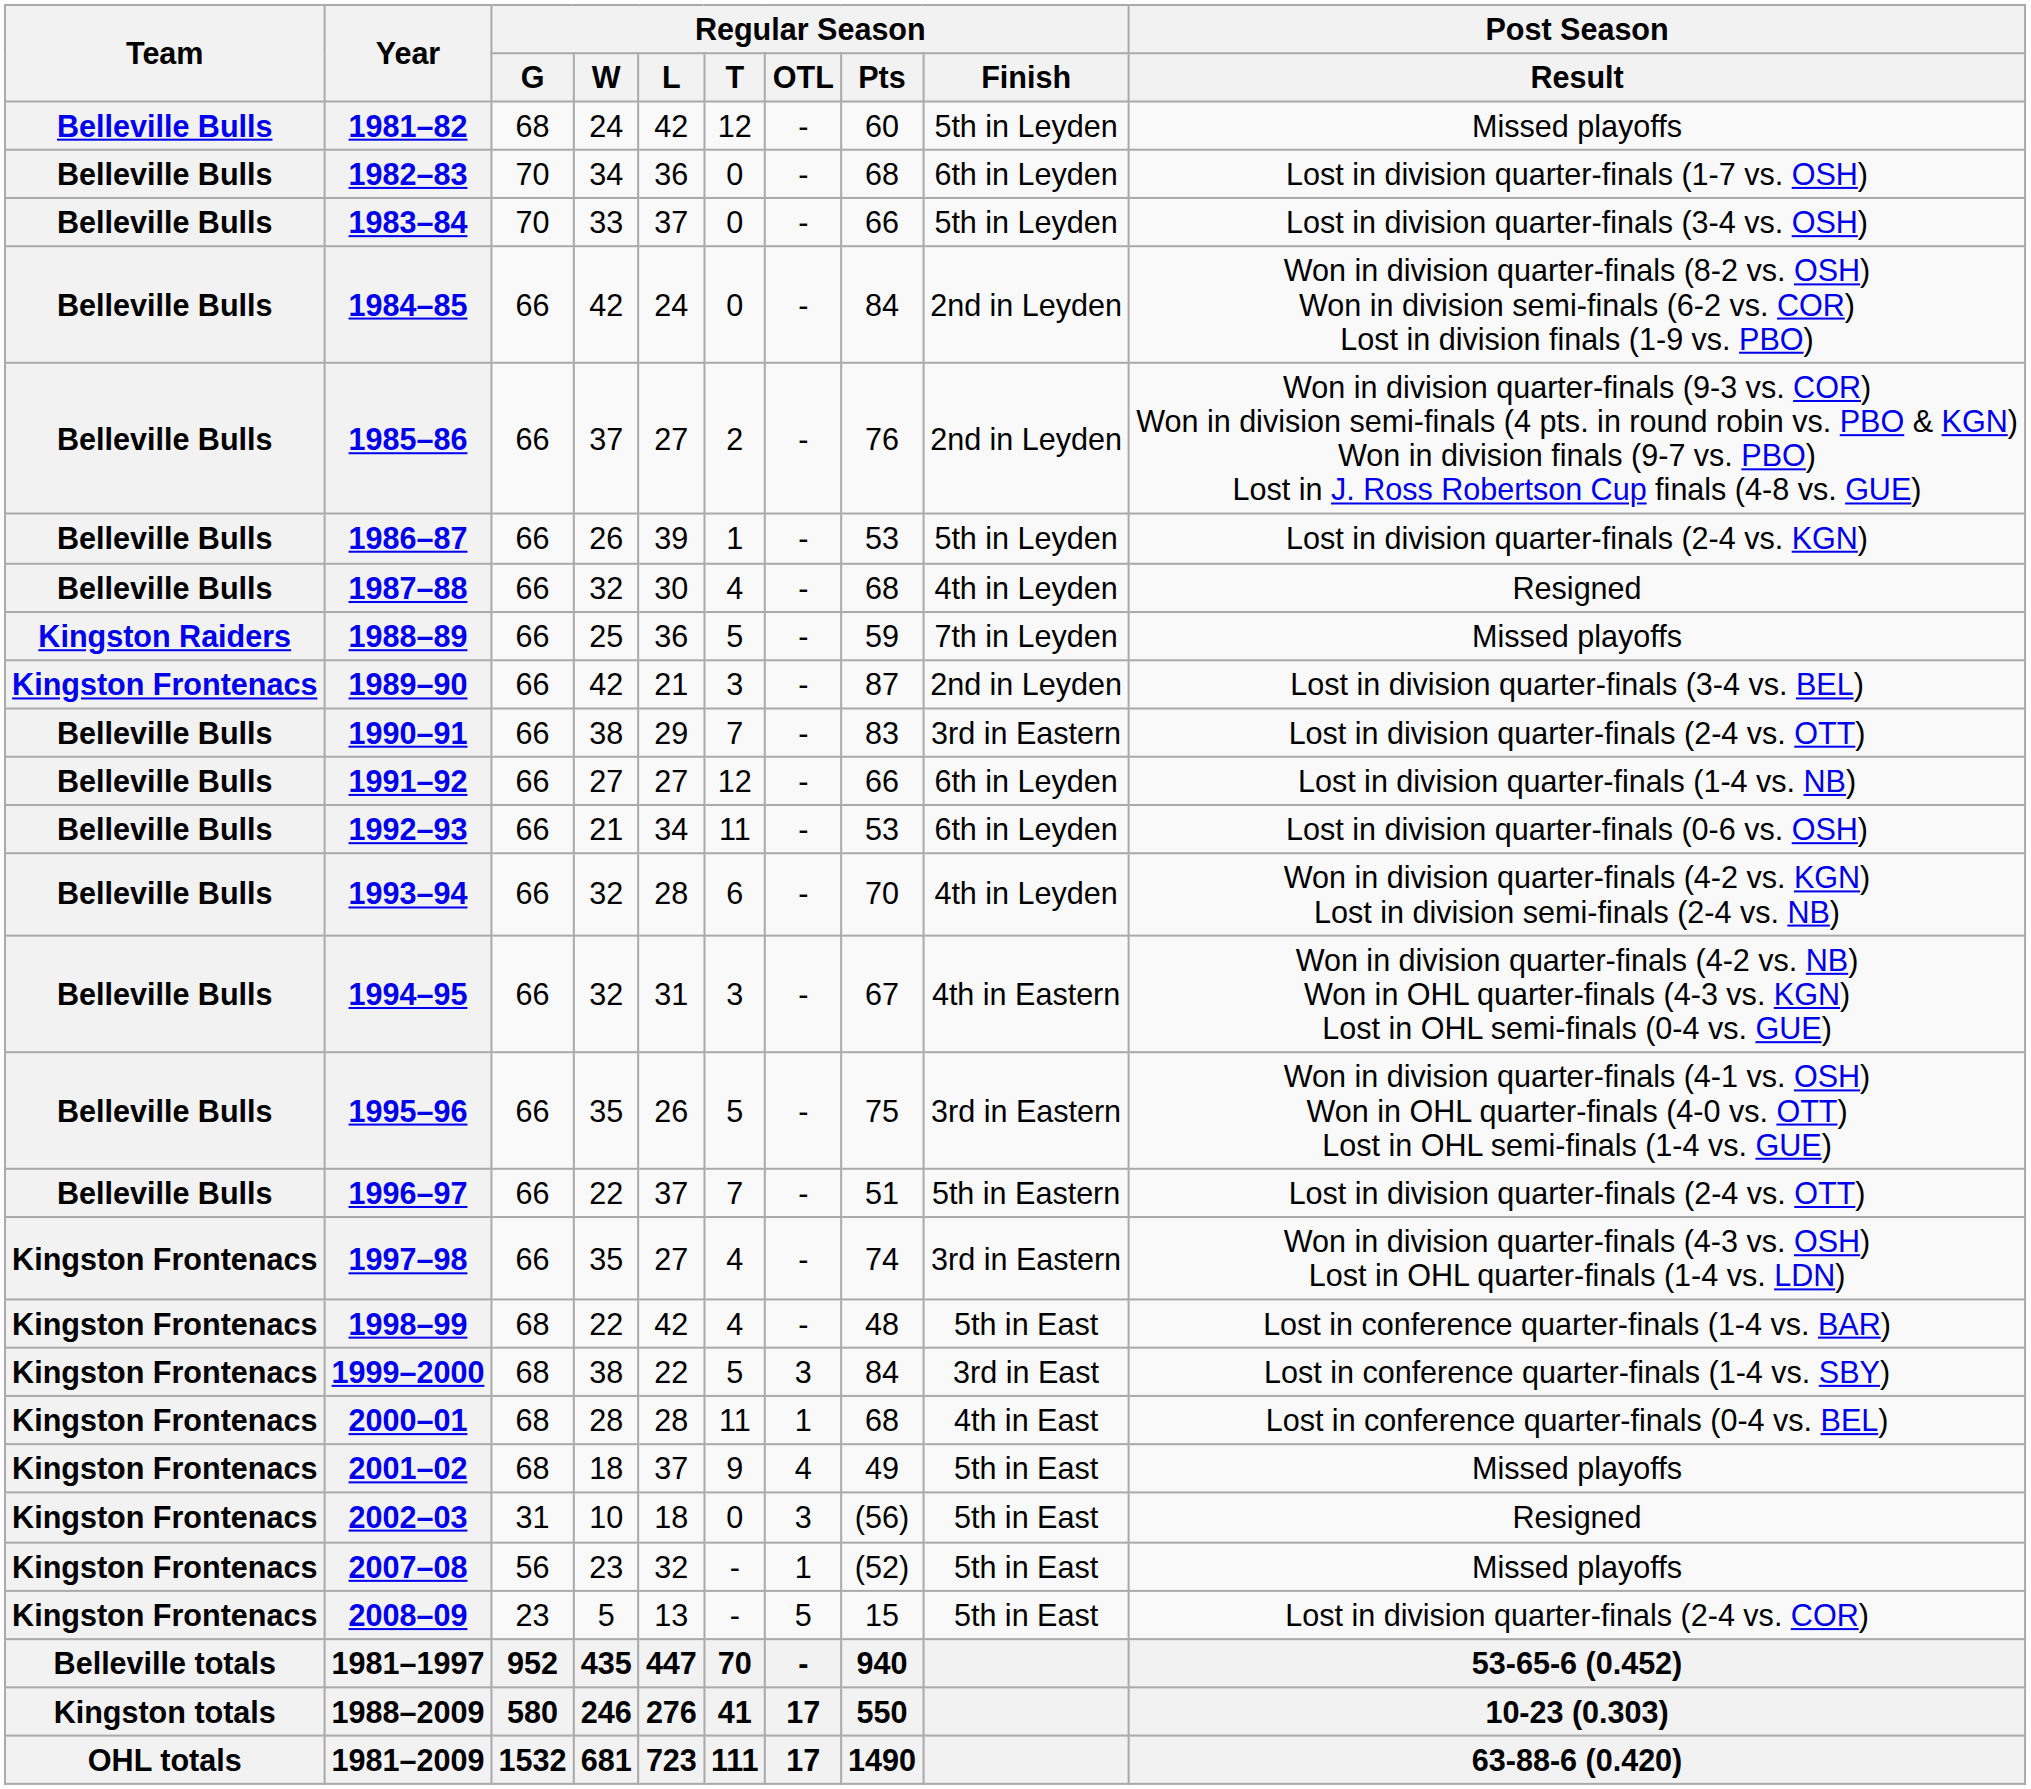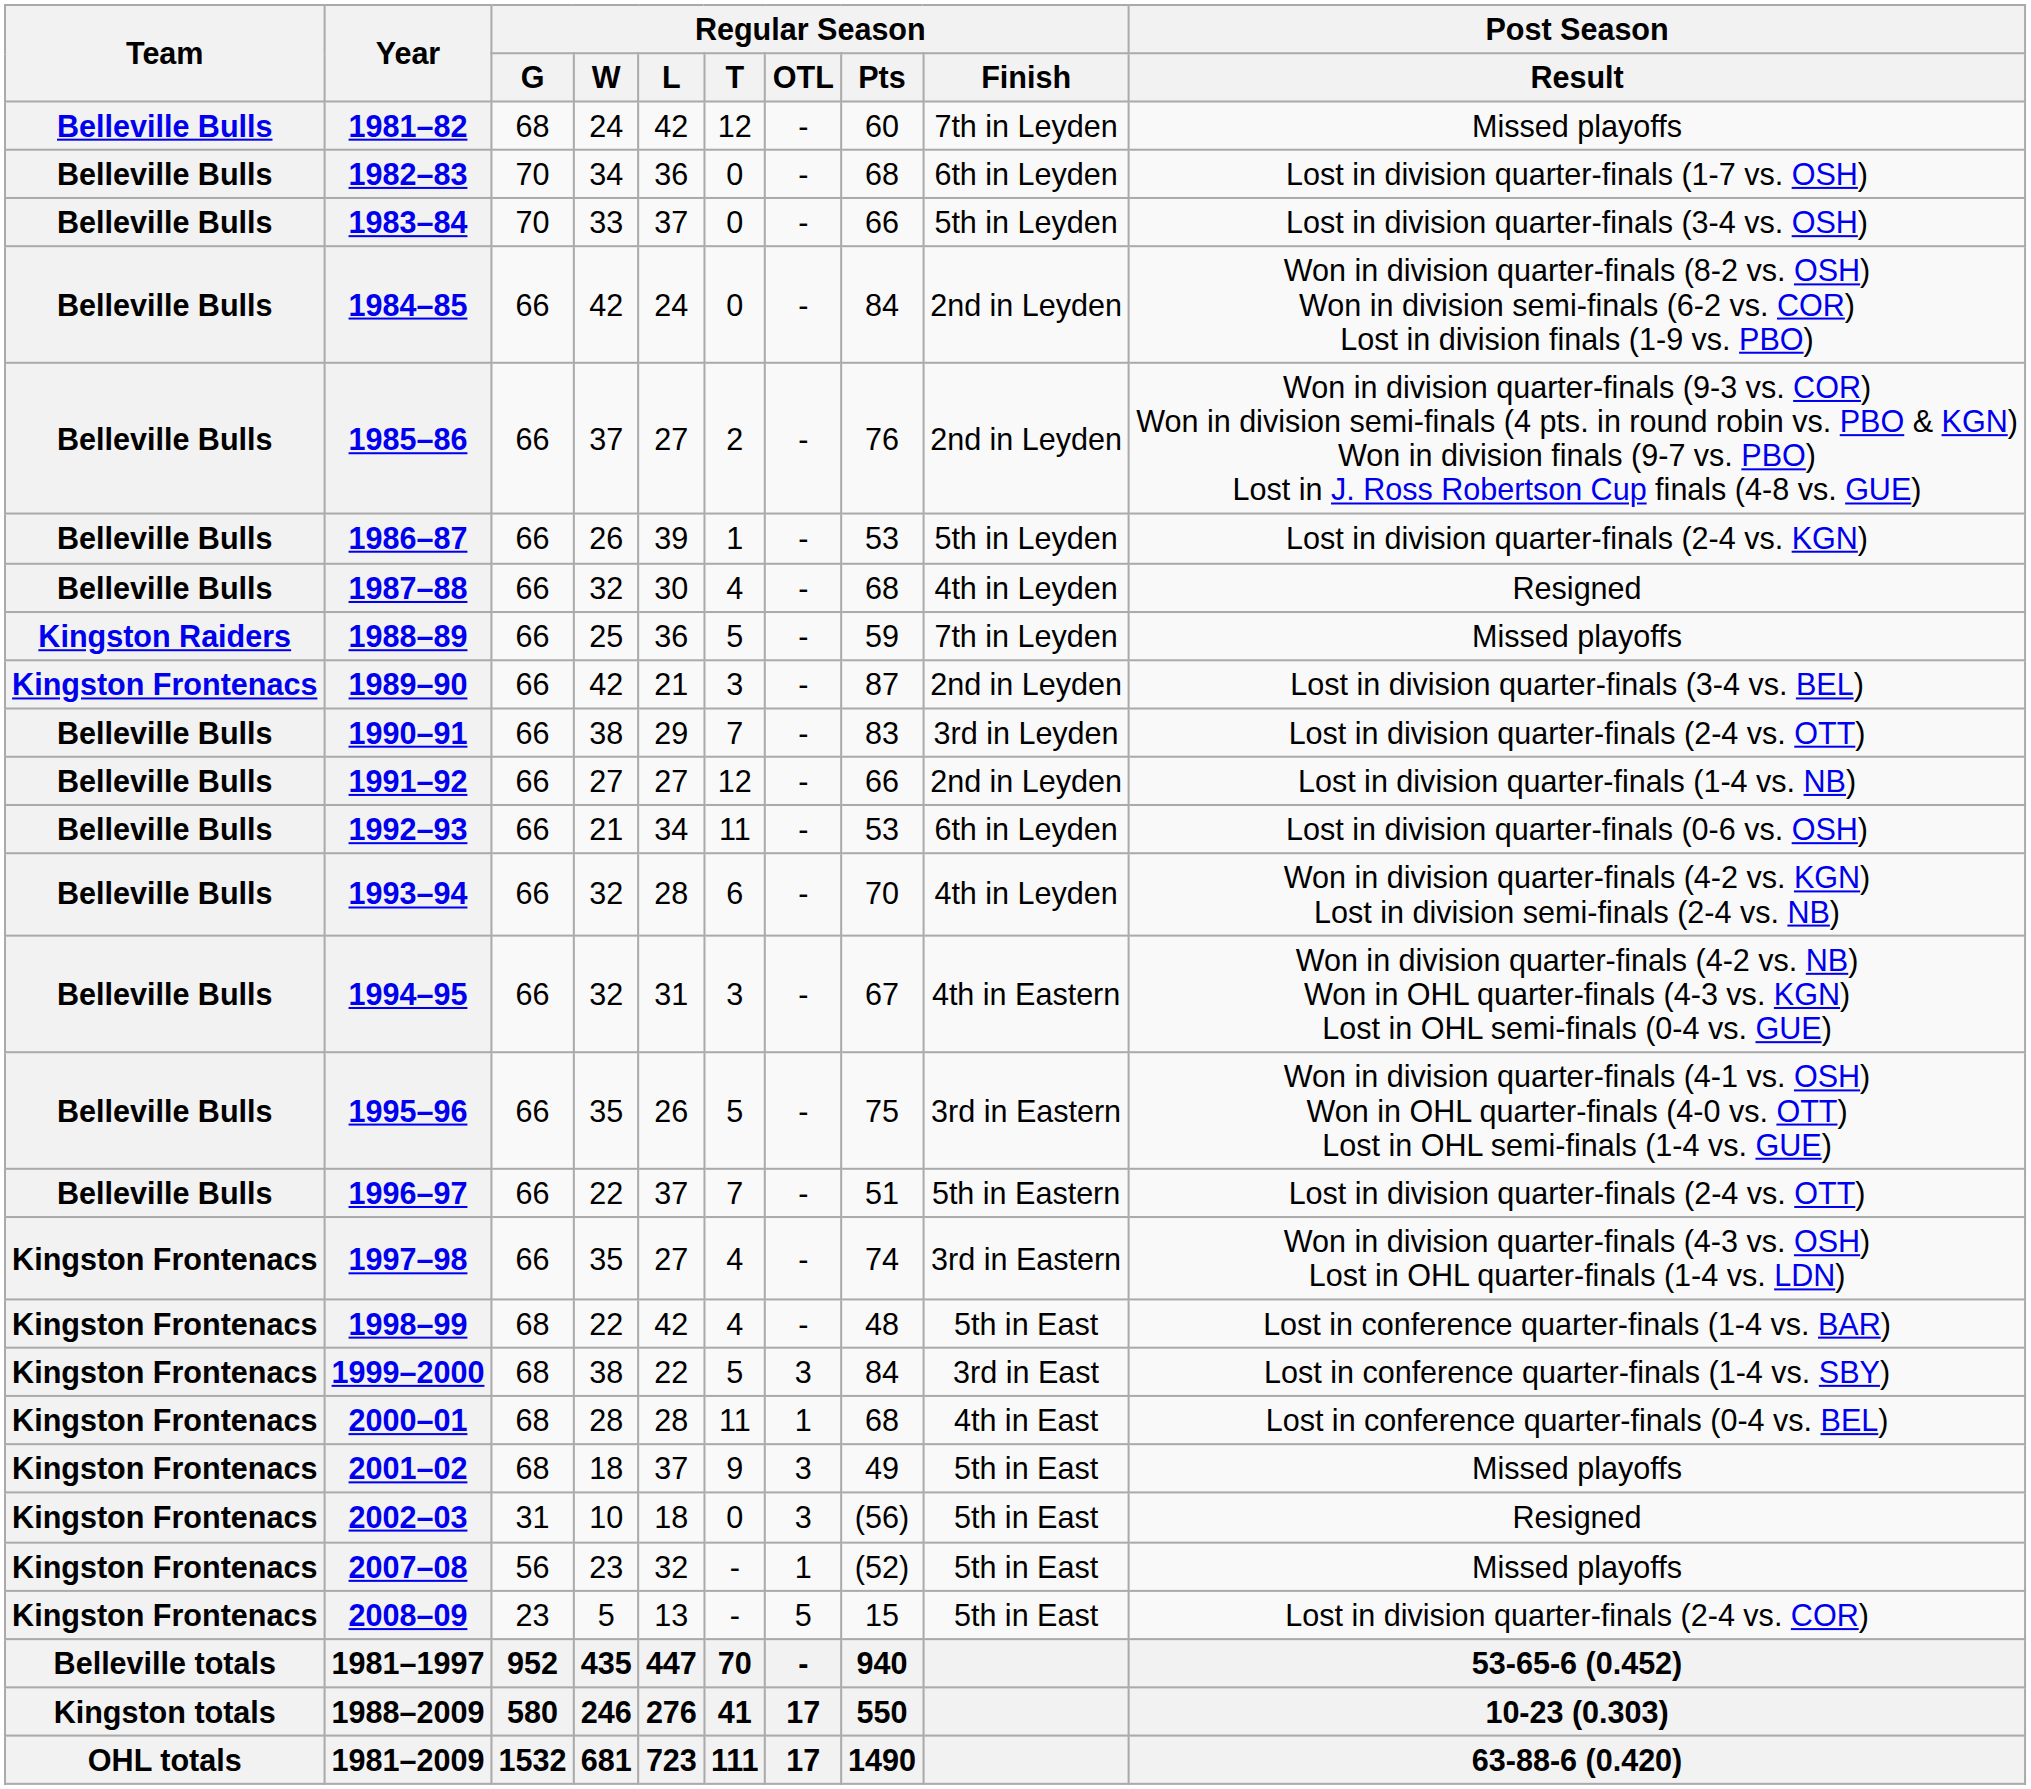(1026, 126) 5th in Leyden -> (1026, 126) 7th in Leyden
(1026, 732) 3rd in Eastern -> (1026, 732) 3rd in Leyden
(1026, 781) 6th in Leyden -> (1026, 781) 2nd in Leyden
(803, 1469) 4 -> (803, 1469) 3
